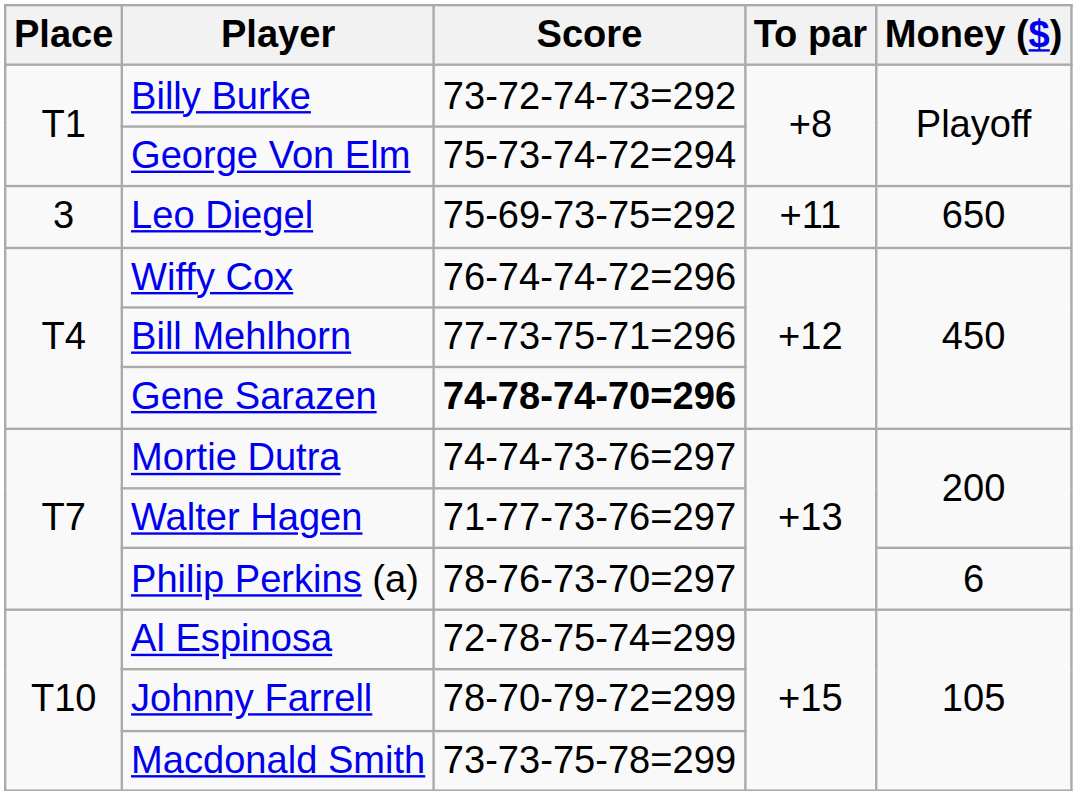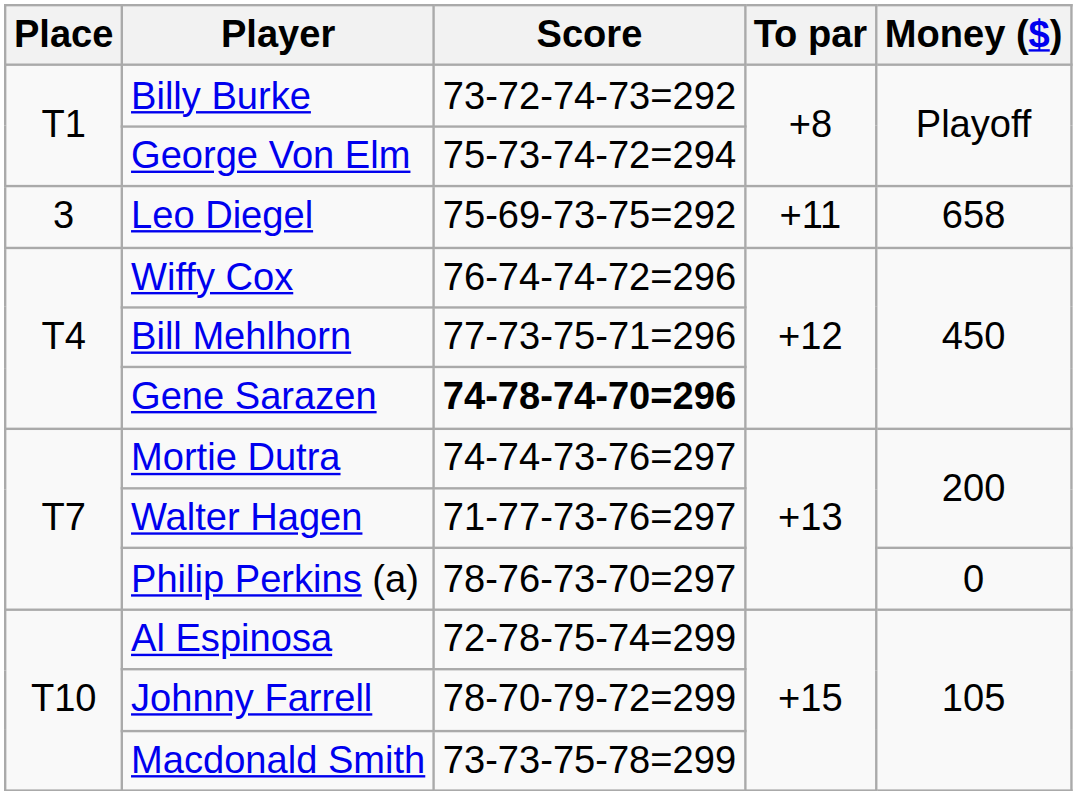(974, 215) 650 -> (974, 215) 658
(974, 578) 6 -> (974, 578) 0
